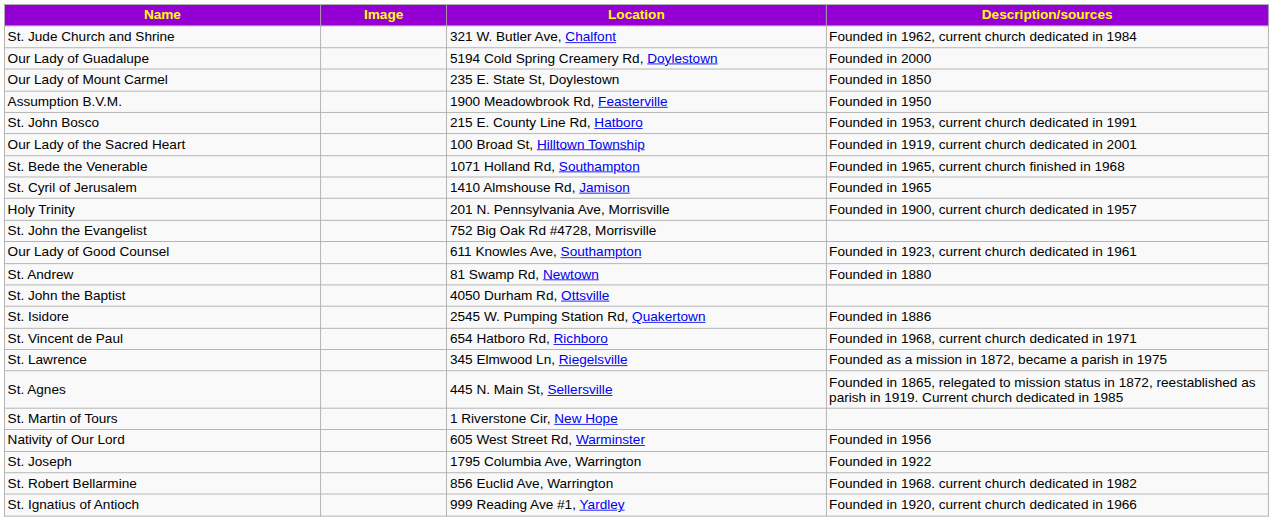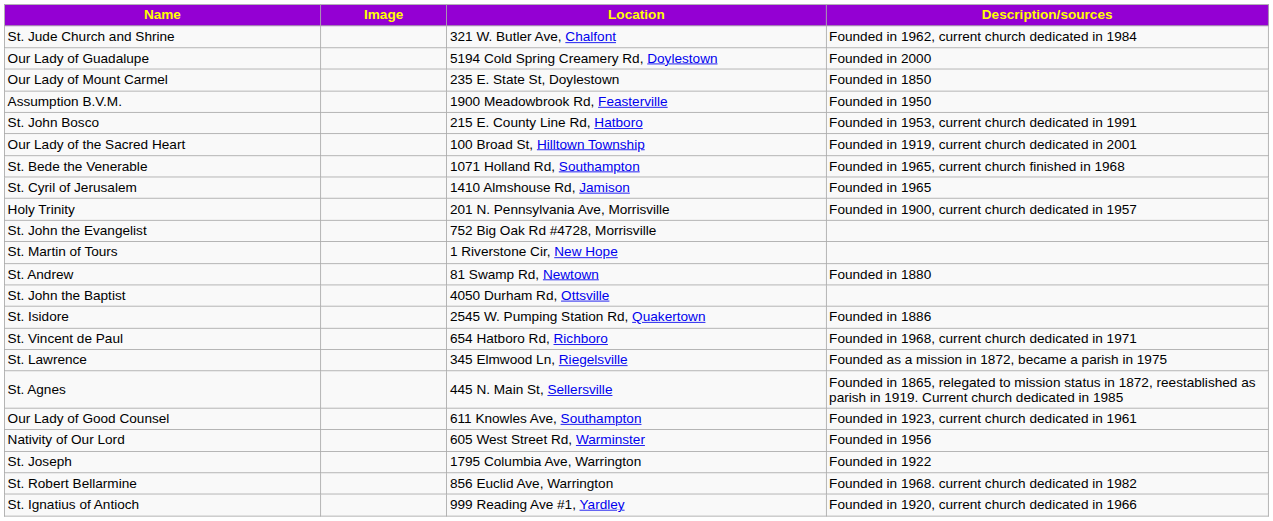rows swapped: (63, 418) <-> (88, 252)
